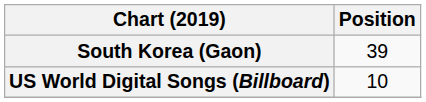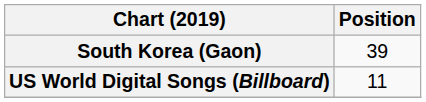(377, 81) 10 -> (377, 81) 11
